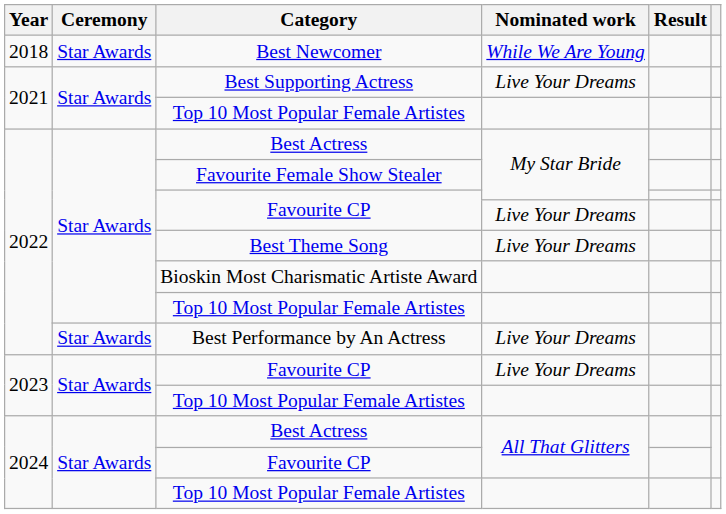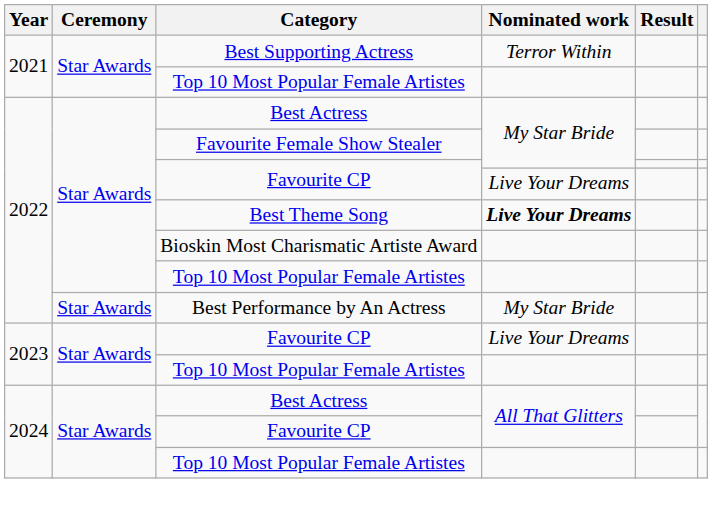- row: (29, 50)
(566, 81) Live Your Dreams -> (559, 50) Terror Within
(566, 245) normal -> (559, 214) bold
(566, 338) Live Your Dreams -> (559, 307) My Star Bride
